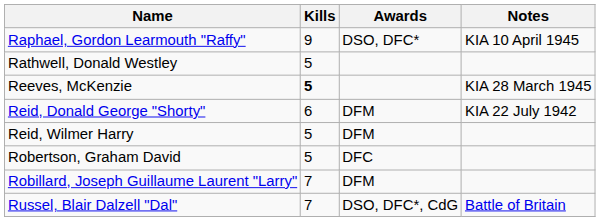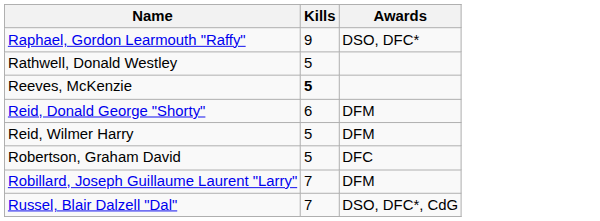- column: (528, 16)
